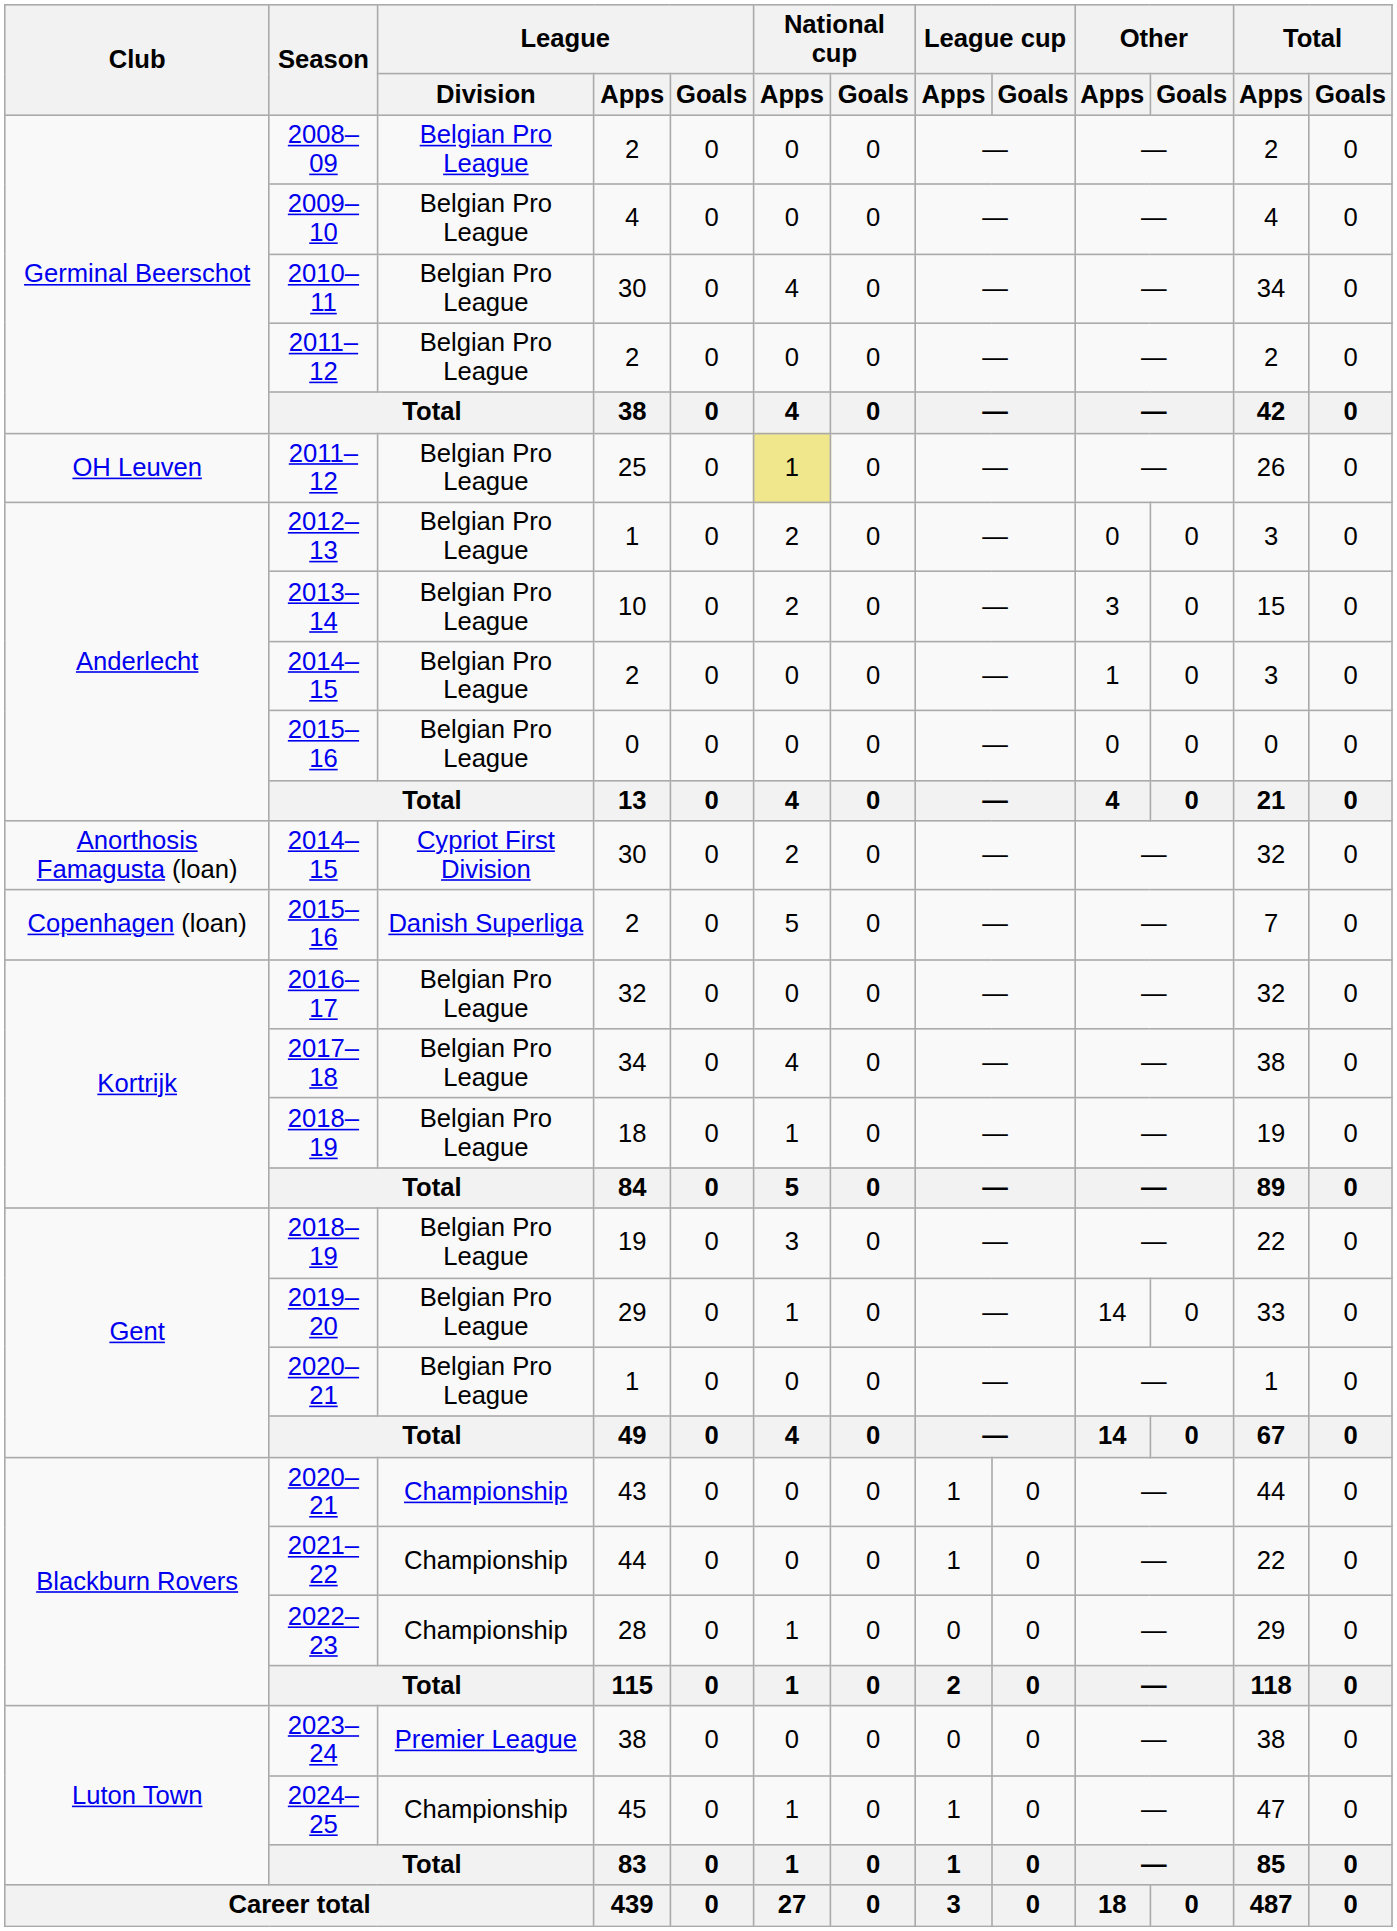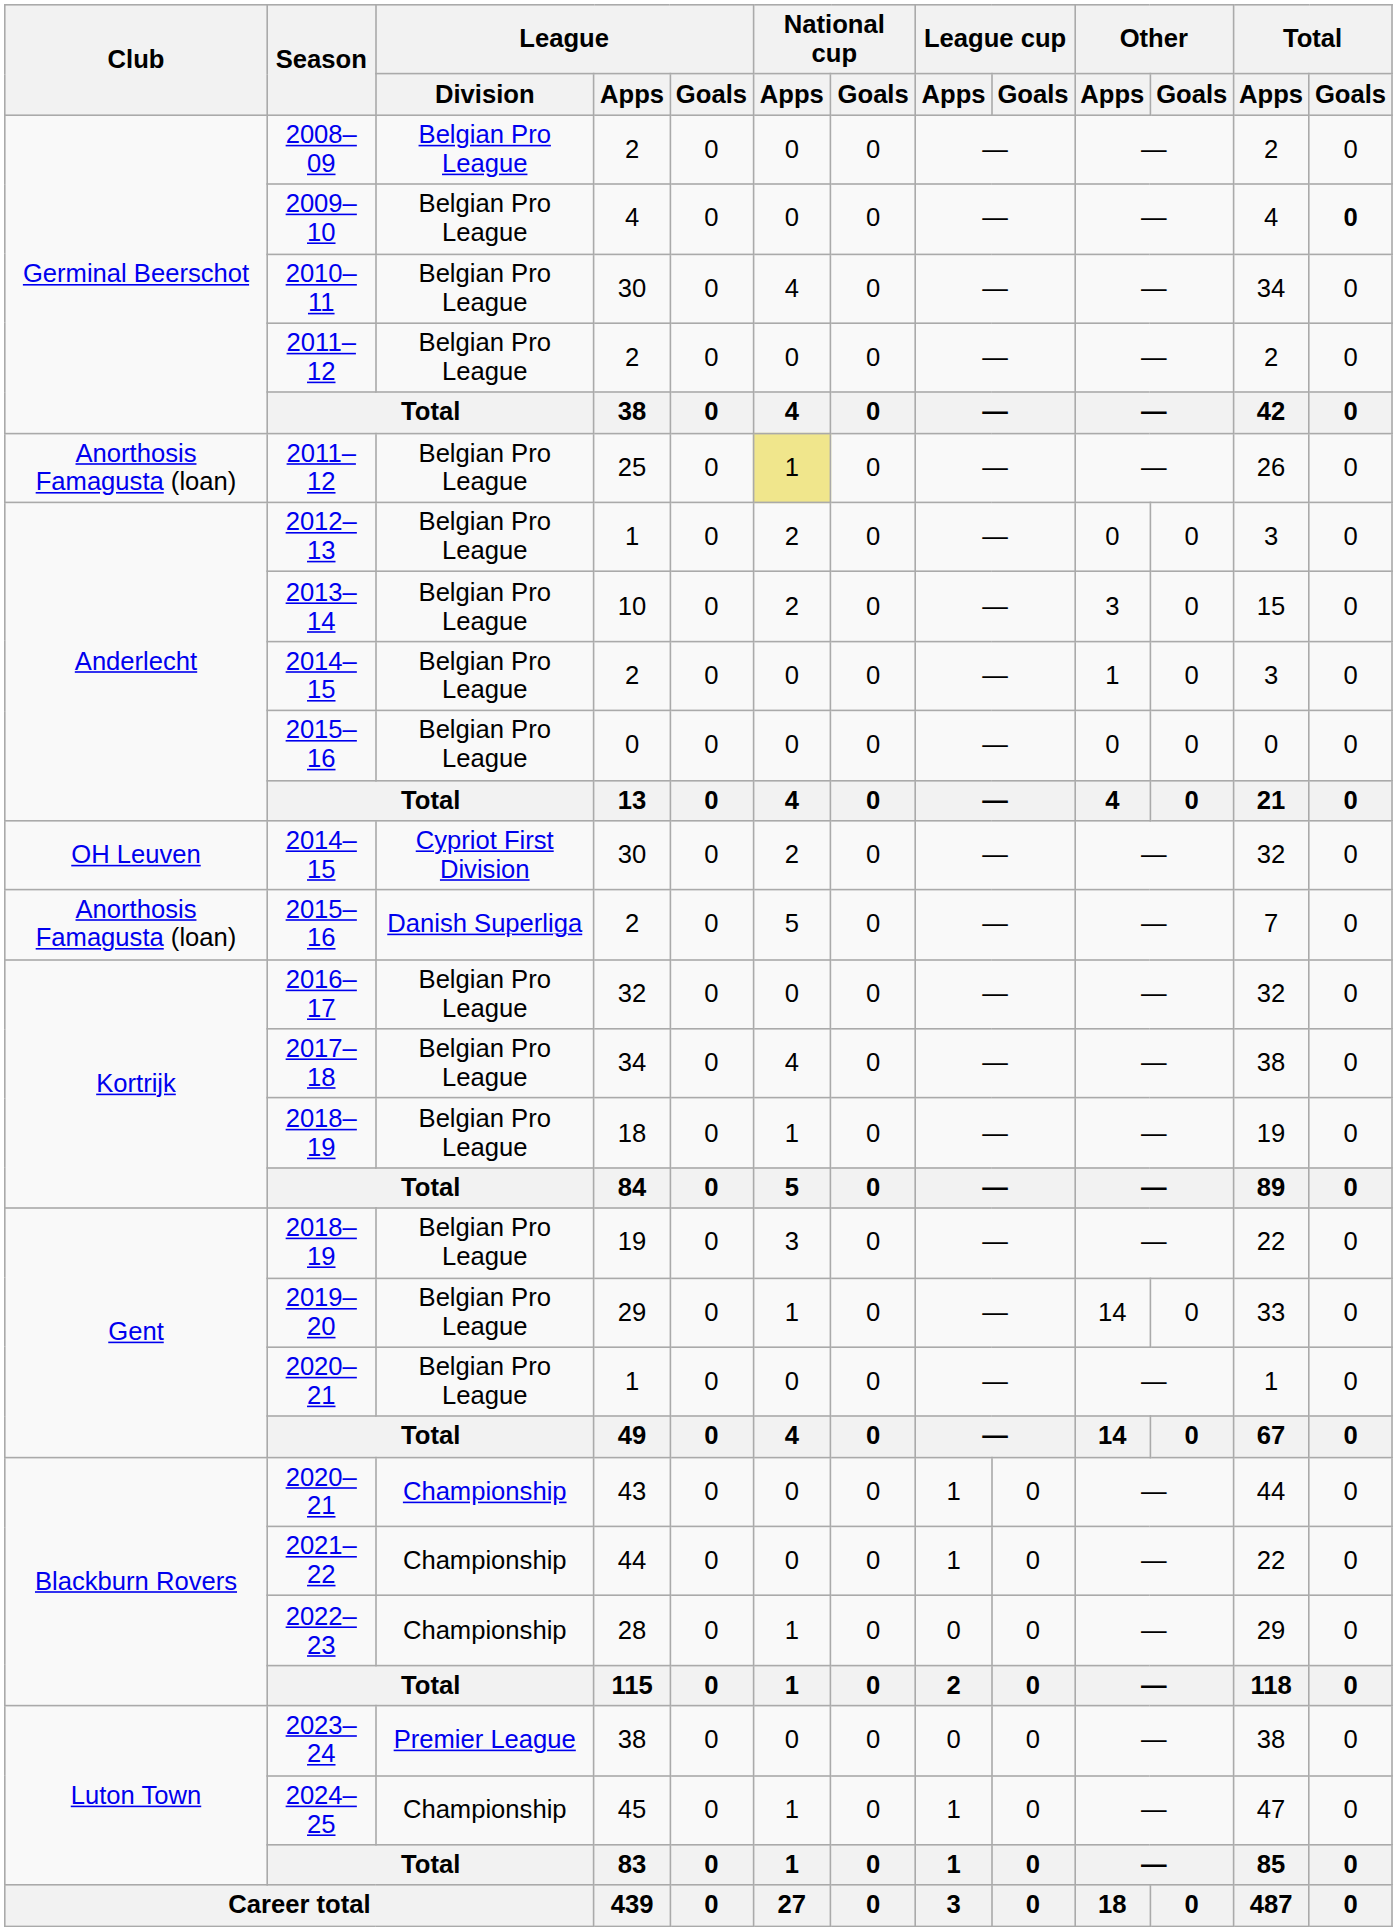(1350, 218) normal -> (1350, 218) bold
(137, 467) OH Leuven -> (136, 467) Anorthosis Famagusta (loan)
(137, 855) Anorthosis Famagusta (loan) -> (136, 855) OH Leuven
(137, 924) Copenhagen (loan) -> (136, 924) Anorthosis Famagusta (loan)
